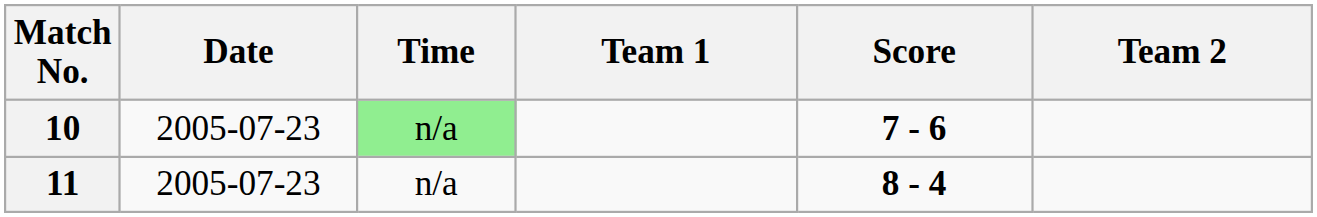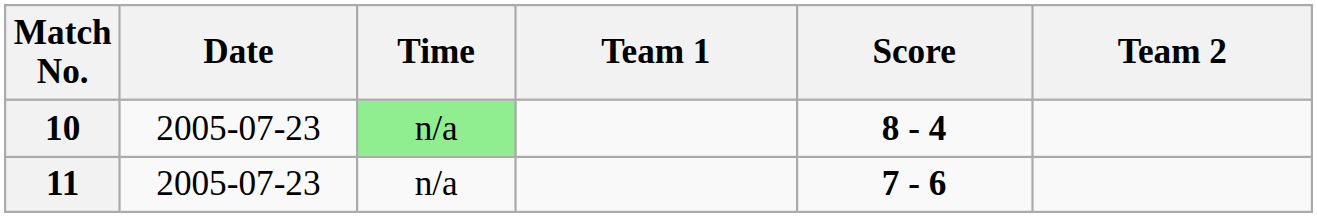(914, 127) 7 - 6 -> (914, 127) 8 - 4
(914, 183) 8 - 4 -> (914, 183) 7 - 6
